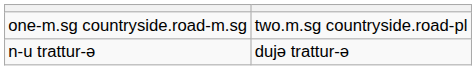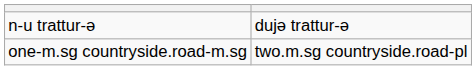rows swapped: (52, 51) <-> (128, 25)
